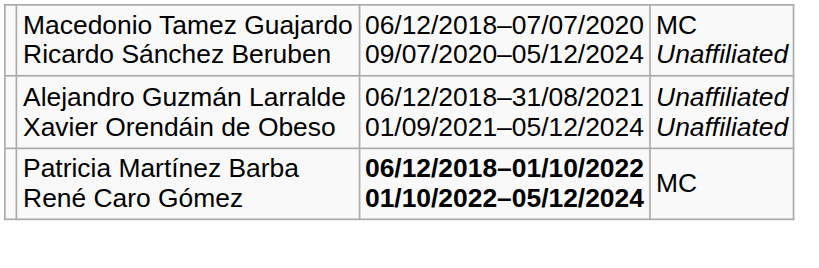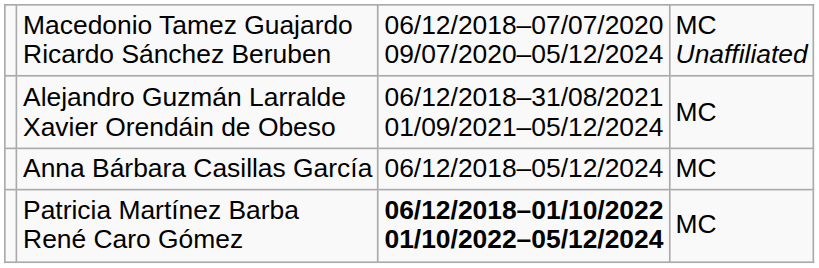(722, 111) Unaffiliated Unaffiliated -> (696, 111) MC
+ row: (198, 168)
